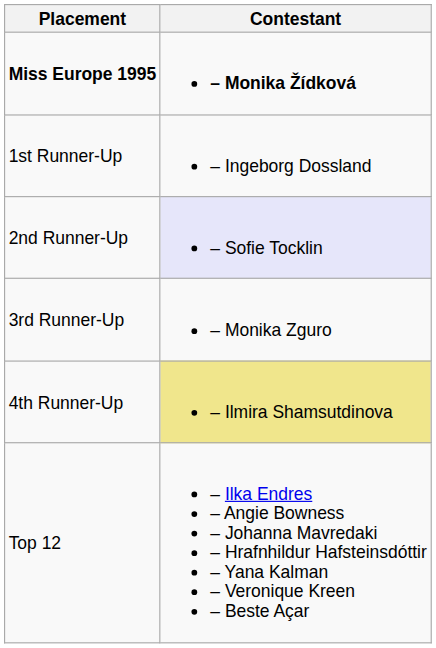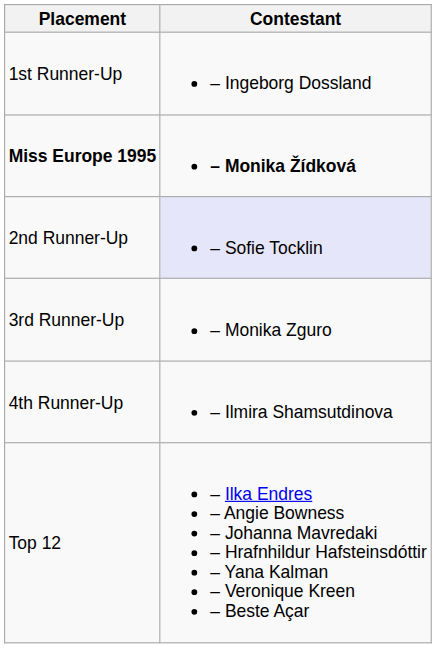rows swapped: (82, 74) <-> (65, 156)
(296, 412) khaki background -> (296, 412) no background
